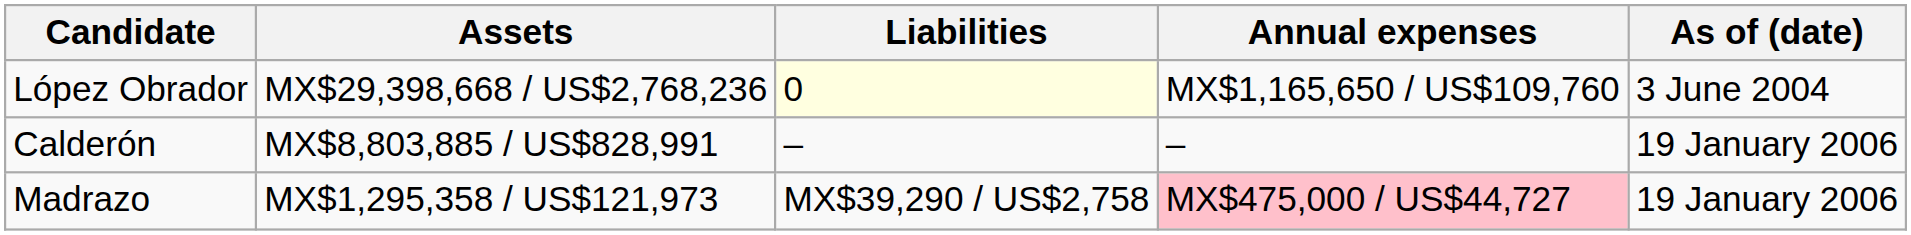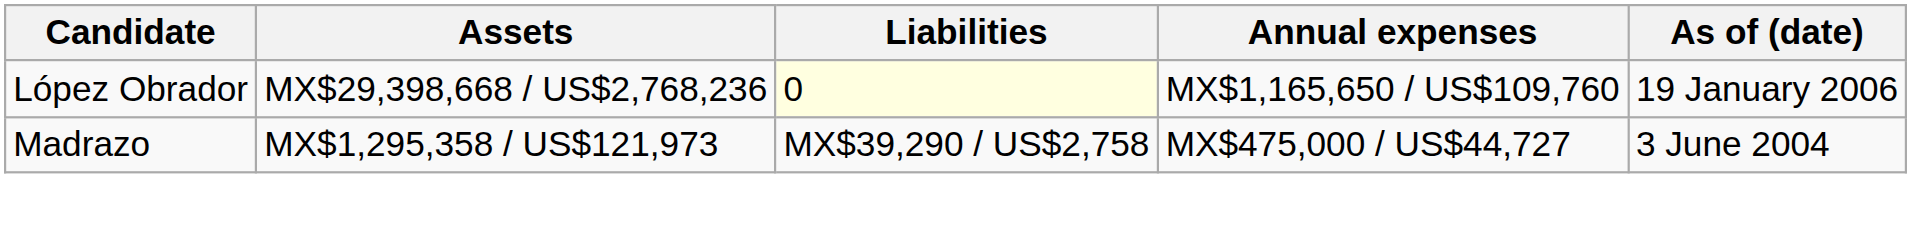(1733, 88) 3 June 2004 -> (1767, 88) 19 January 2006
- row: (85, 144)
(1368, 199) pink background -> (1368, 144) no background
(1767, 199) 19 January 2006 -> (1733, 144) 3 June 2004
